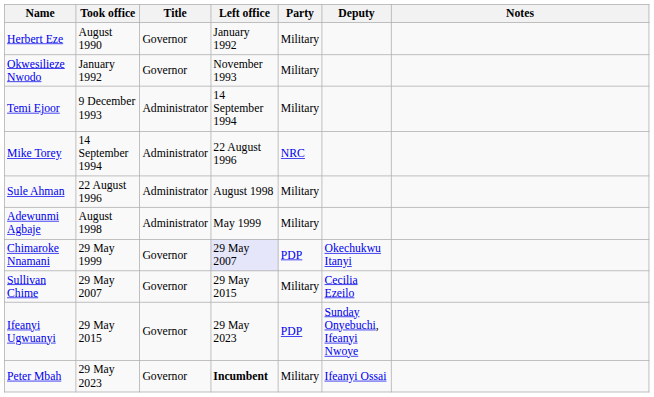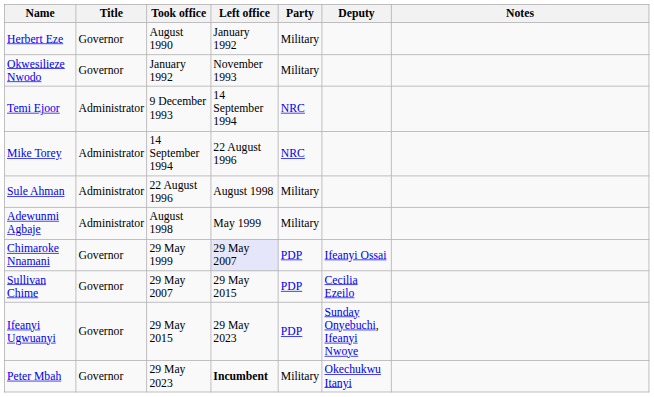columns swapped: (175, 13) <-> (108, 13)
(300, 108) Military -> (293, 108) NRC
(353, 255) Okechukwu Itanyi -> (355, 255) Ifeanyi Ossai
(300, 286) Military -> (292, 286) PDP
(355, 376) Ifeanyi Ossai -> (353, 376) Okechukwu Itanyi
